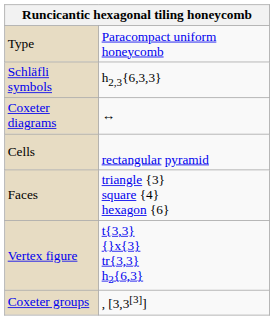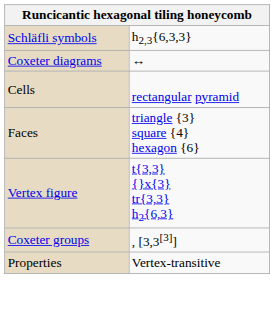- row: (21, 43)
+ row: (35, 262)
